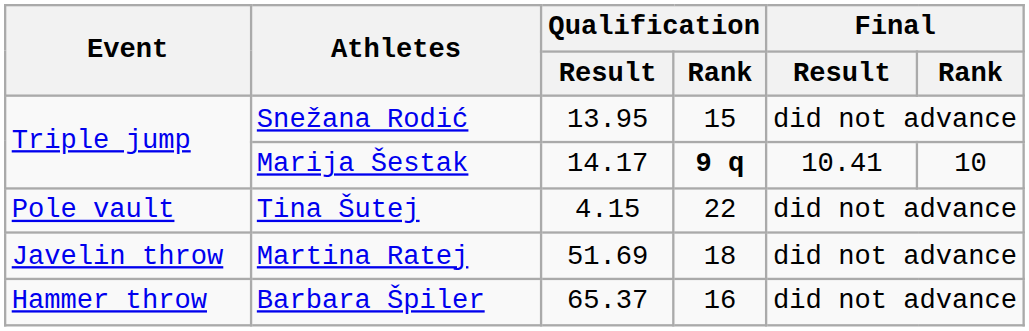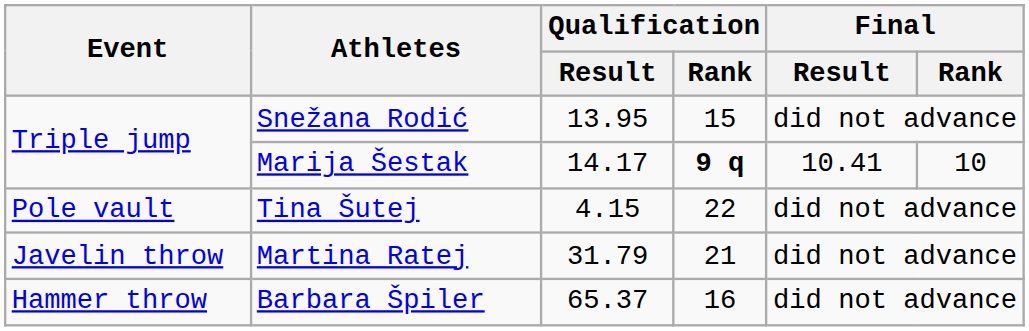(608, 256) 51.69 -> (608, 256) 31.79
(720, 256) 18 -> (720, 256) 21
